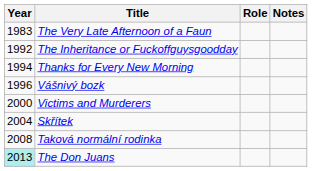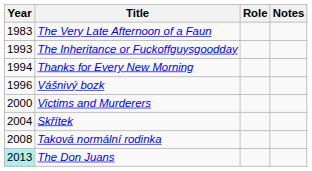(20, 49) 1992 -> (20, 49) 1993
